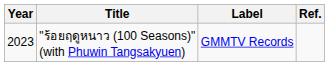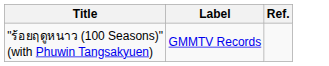- column: (20, 14)
